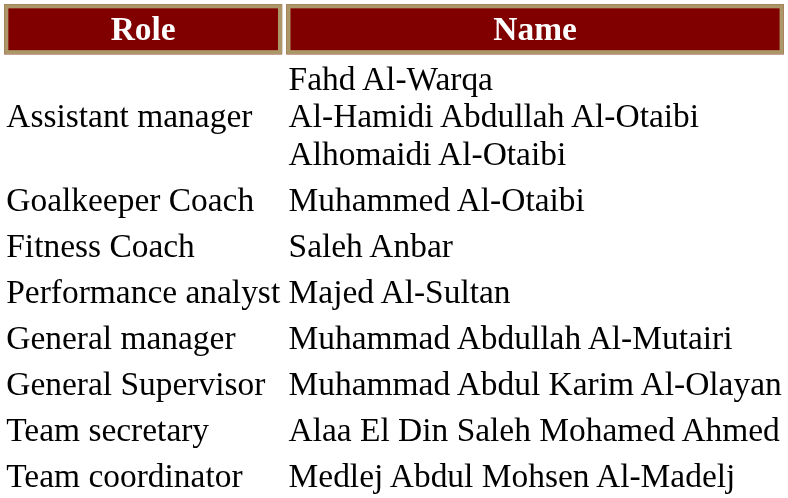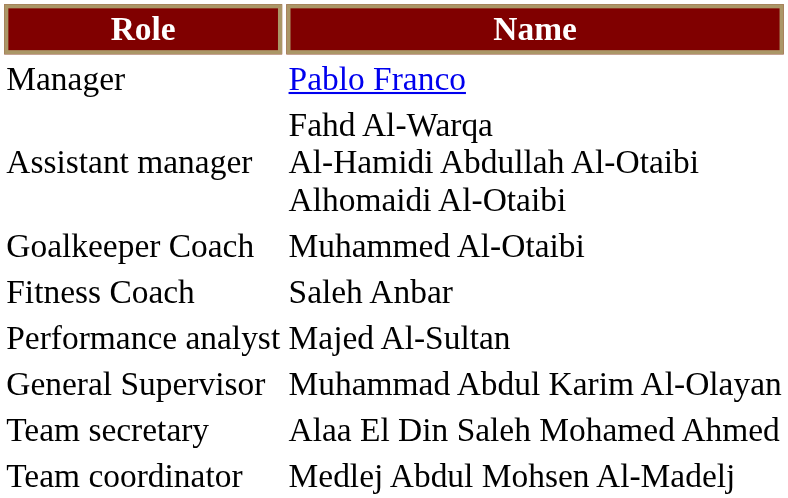+ row: (66, 78)
- row: (121, 338)
